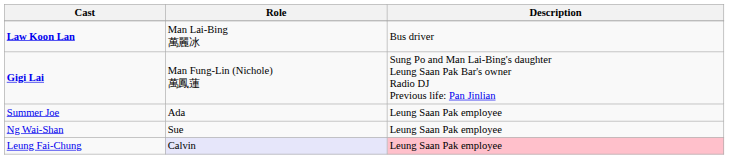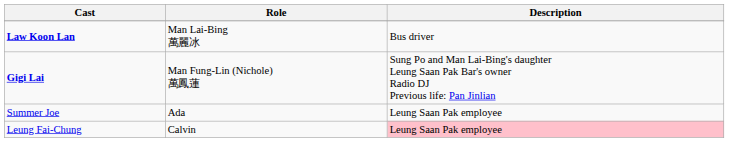- row: (35, 129)
(182, 146) lavender background -> (182, 129) no background
